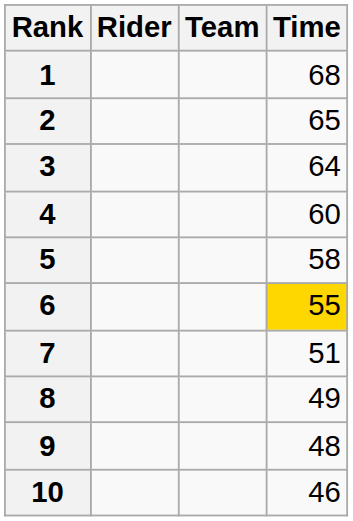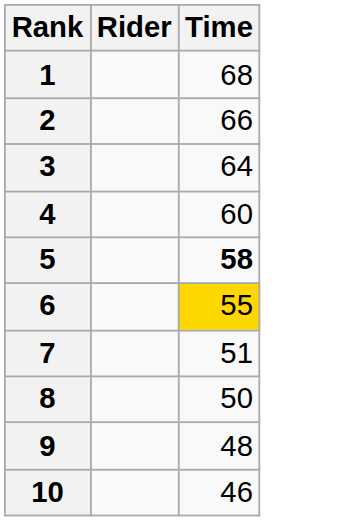- column: (222, 27)
(324, 120) 65 -> (237, 120) 66
(324, 259) normal -> (237, 259) bold
(324, 399) 49 -> (237, 399) 50
